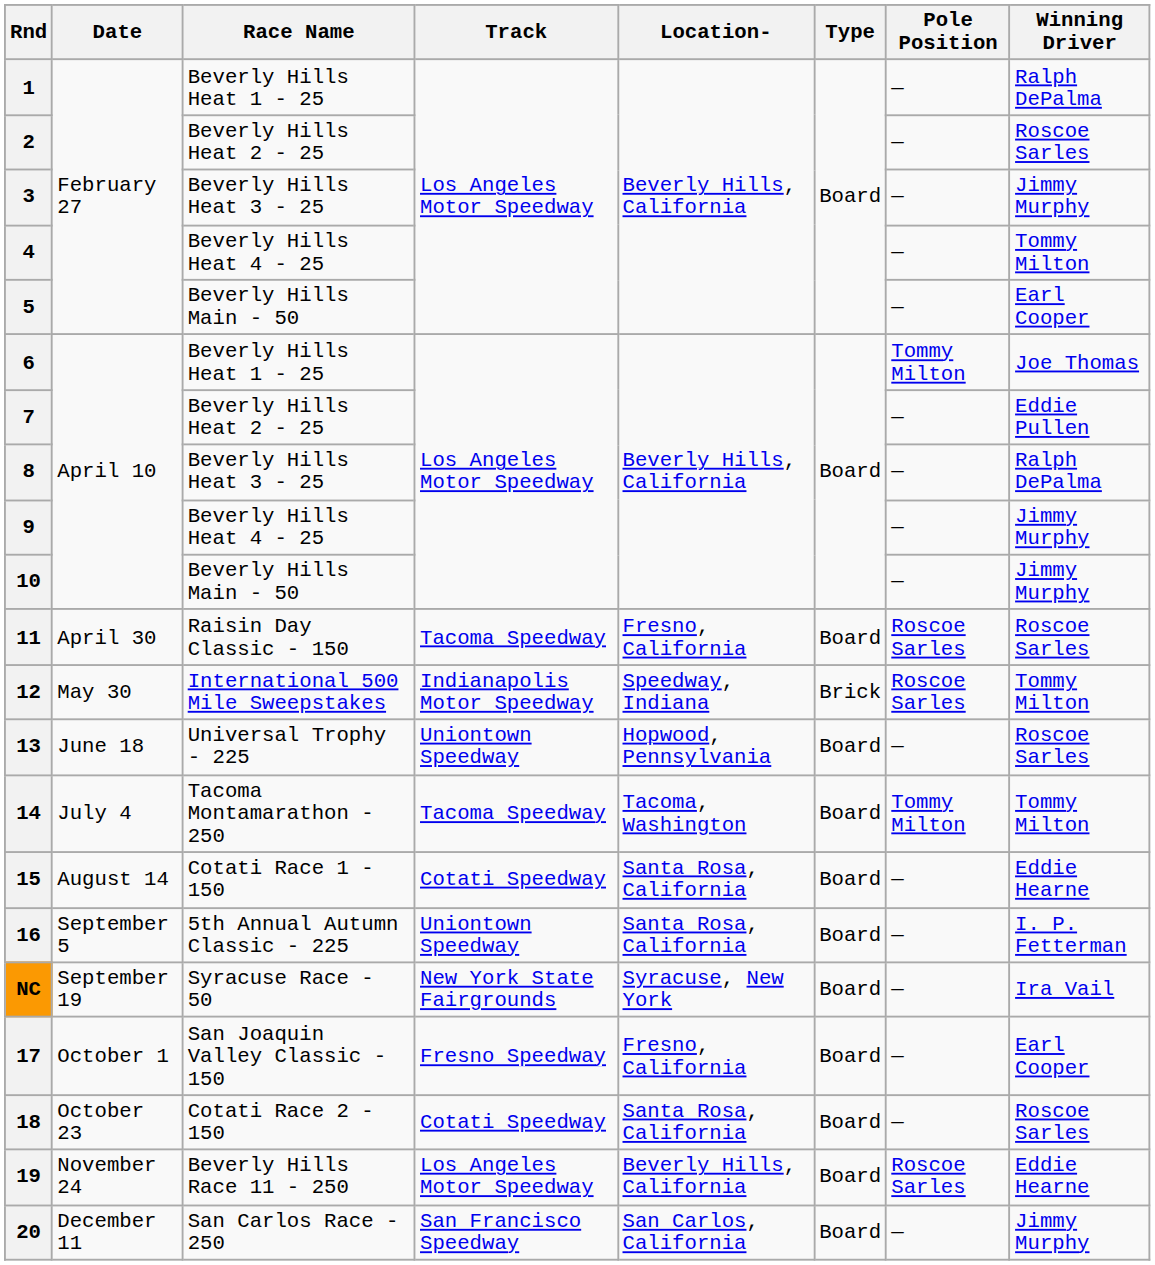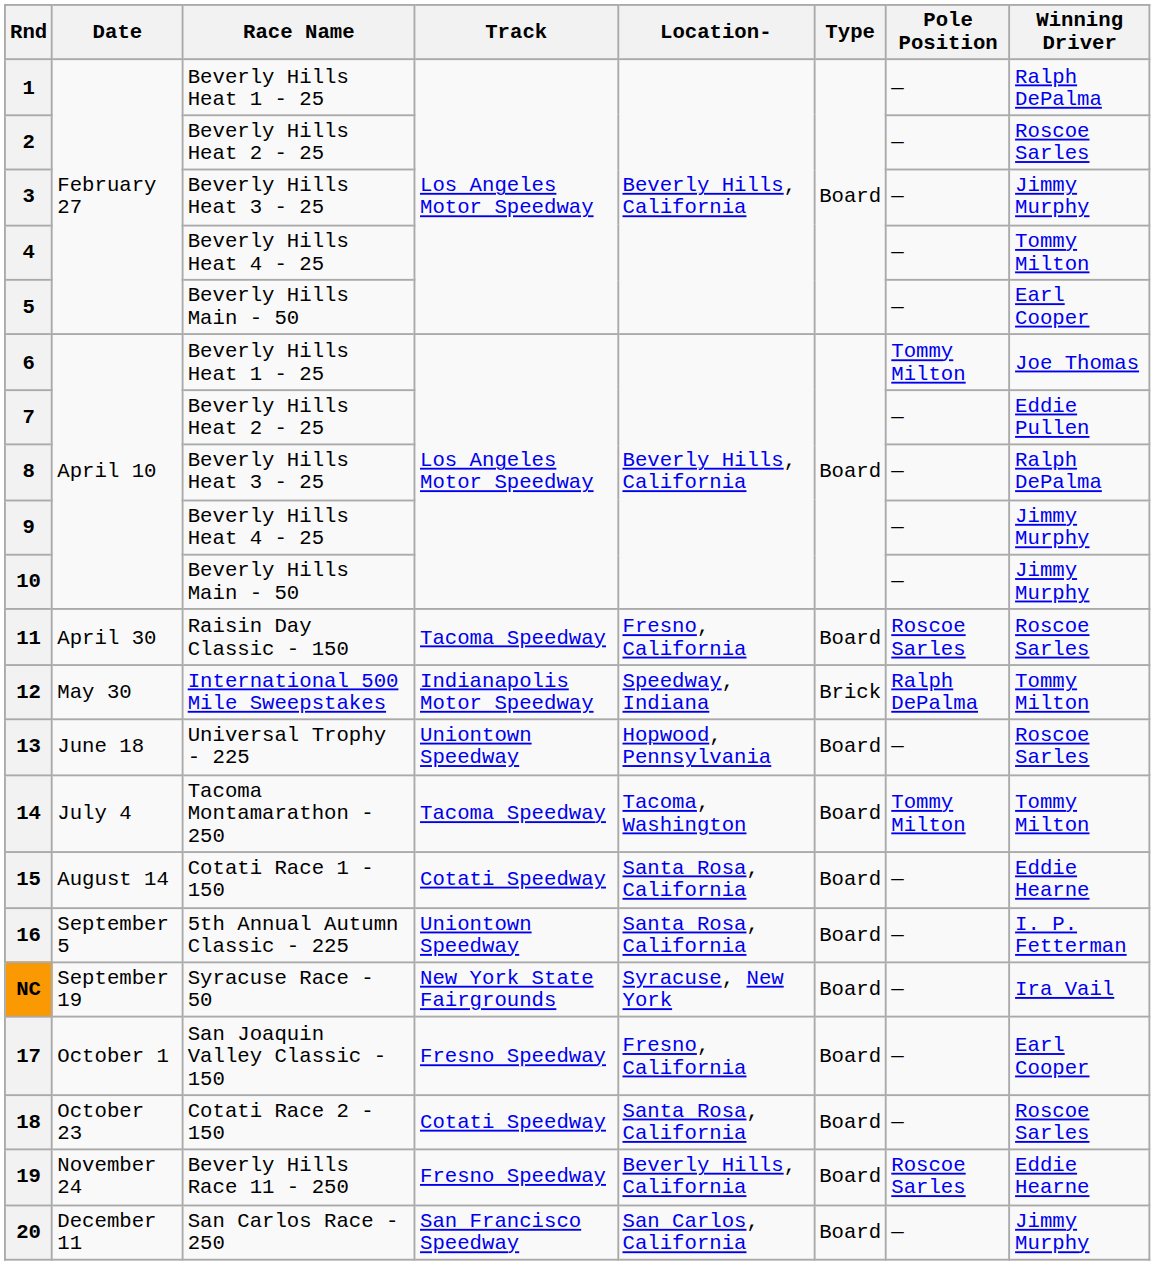(928, 692) Roscoe Sarles -> (935, 692) Ralph DePalma
(507, 1177) Los Angeles Motor Speedway -> (513, 1177) Fresno Speedway
